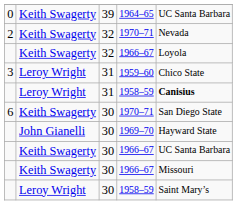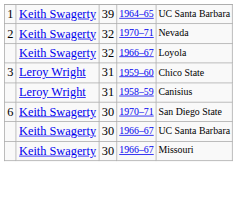(10, 14) 0 -> (10, 14) 1
(176, 92) bold -> (175, 92) normal
- row: (108, 131)
- row: (108, 190)
